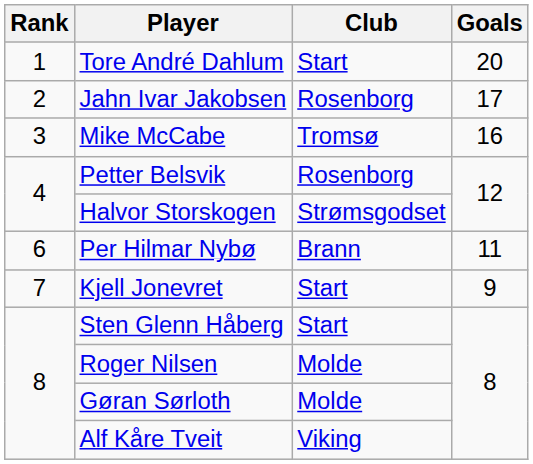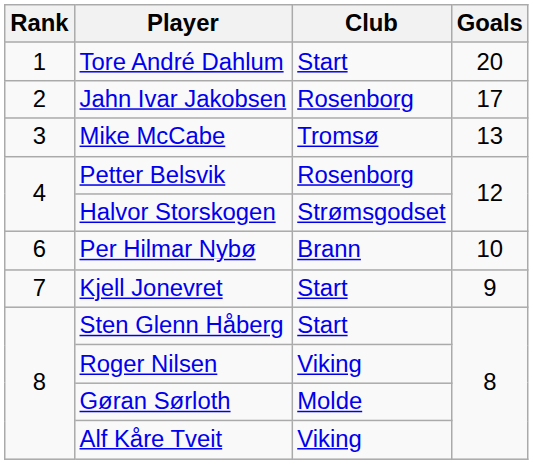(490, 136) 16 -> (490, 136) 13
(490, 250) 11 -> (490, 250) 10
(330, 363) Molde -> (330, 363) Viking
